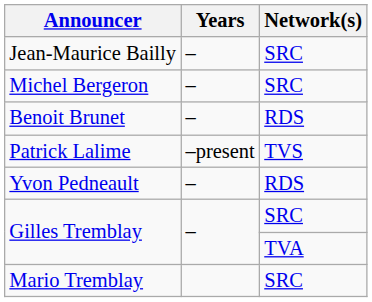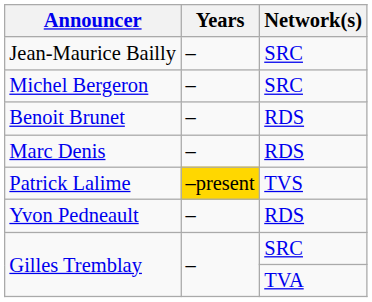+ row: (57, 150)
(220, 150) no background -> (220, 183) gold background
- row: (76, 280)
